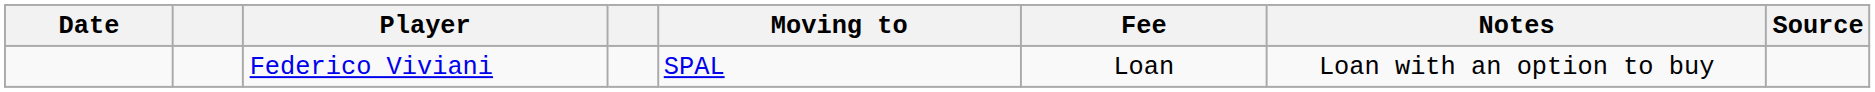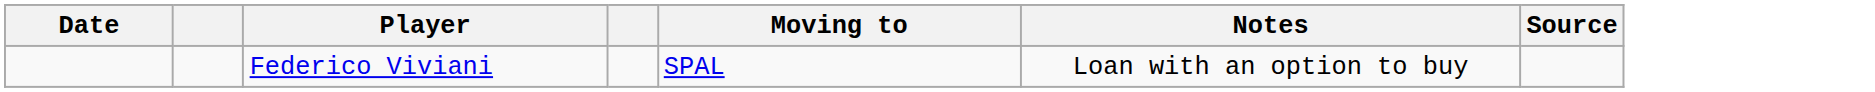- column: (1144, 26)
